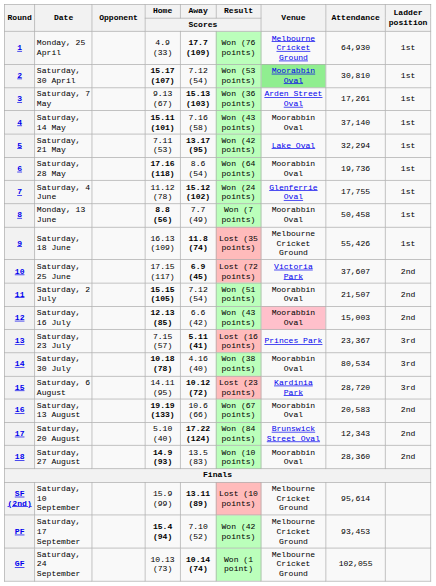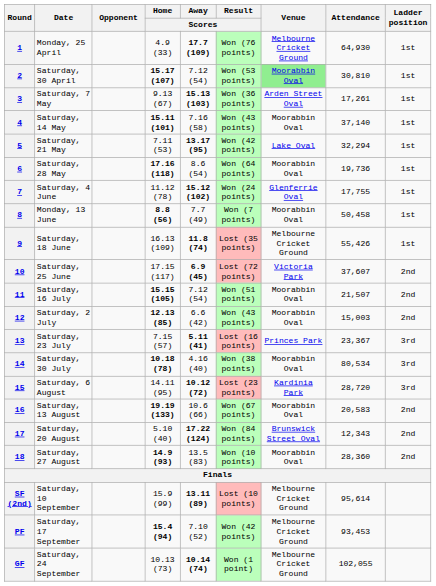(63, 294) Saturday, 2 July -> (59, 294) Saturday, 16 July
(59, 318) Saturday, 16 July -> (63, 318) Saturday, 2 July
(293, 318) pink background -> (293, 318) no background
